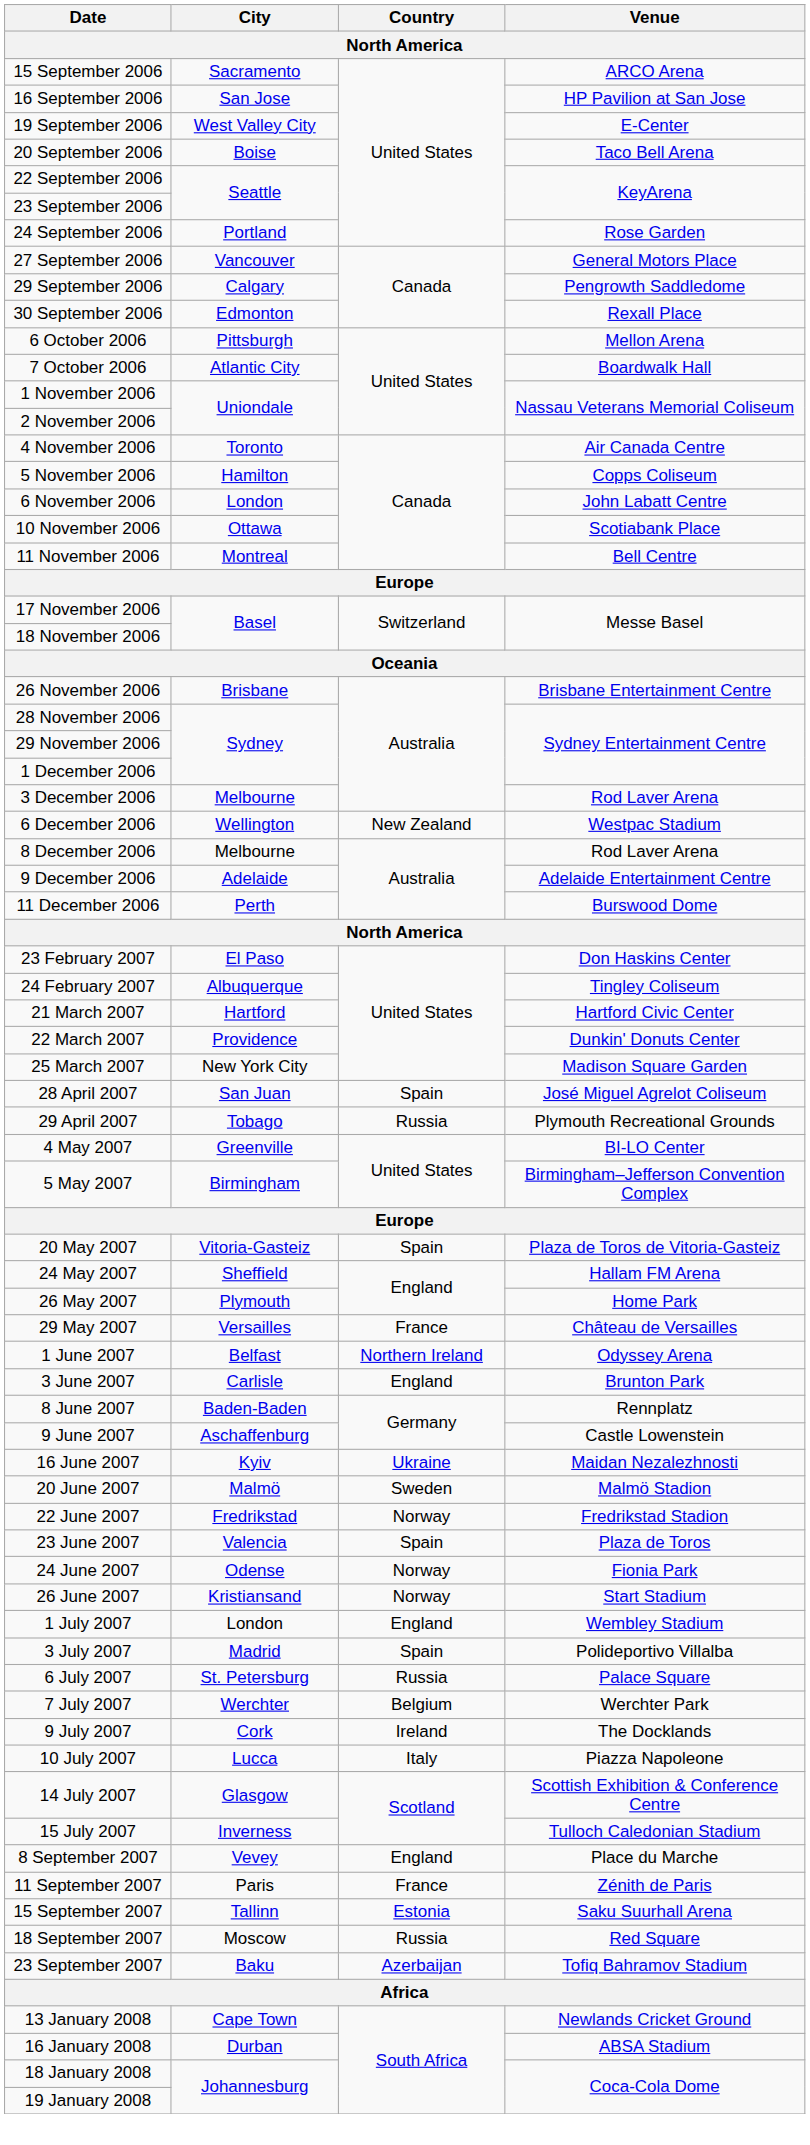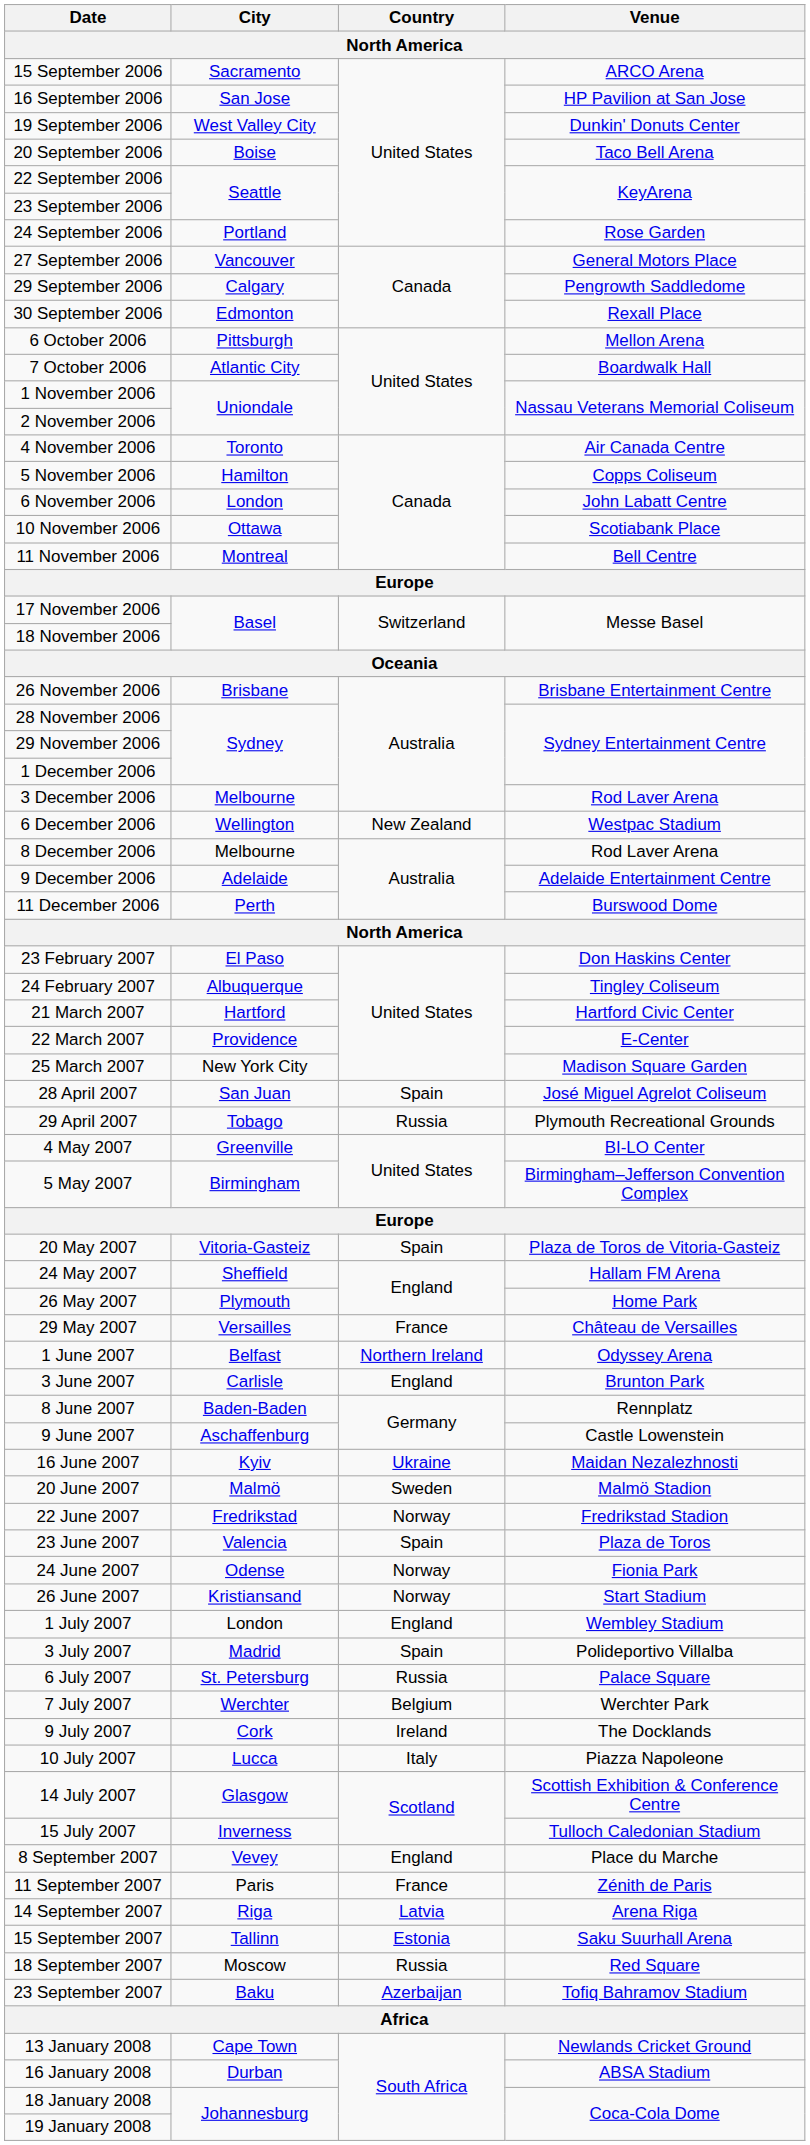(655, 125) E-Center -> (655, 125) Dunkin' Donuts Center
(655, 1040) Dunkin' Donuts Center -> (655, 1040) E-Center
+ row: (88, 1912)
